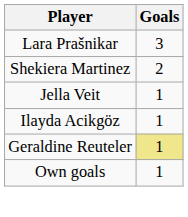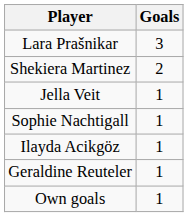+ row: (70, 120)
(159, 146) khaki background -> (159, 172) no background
